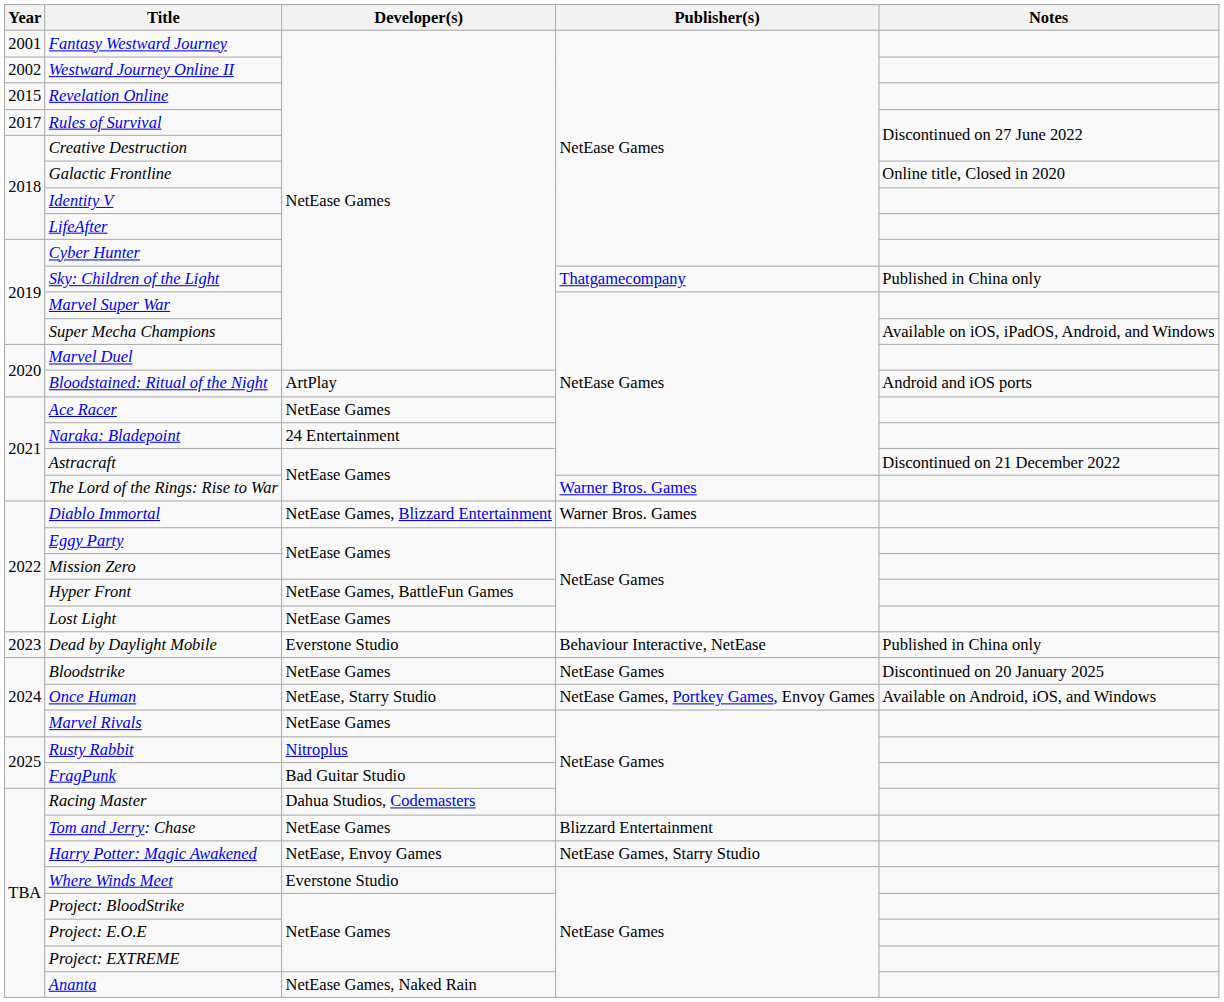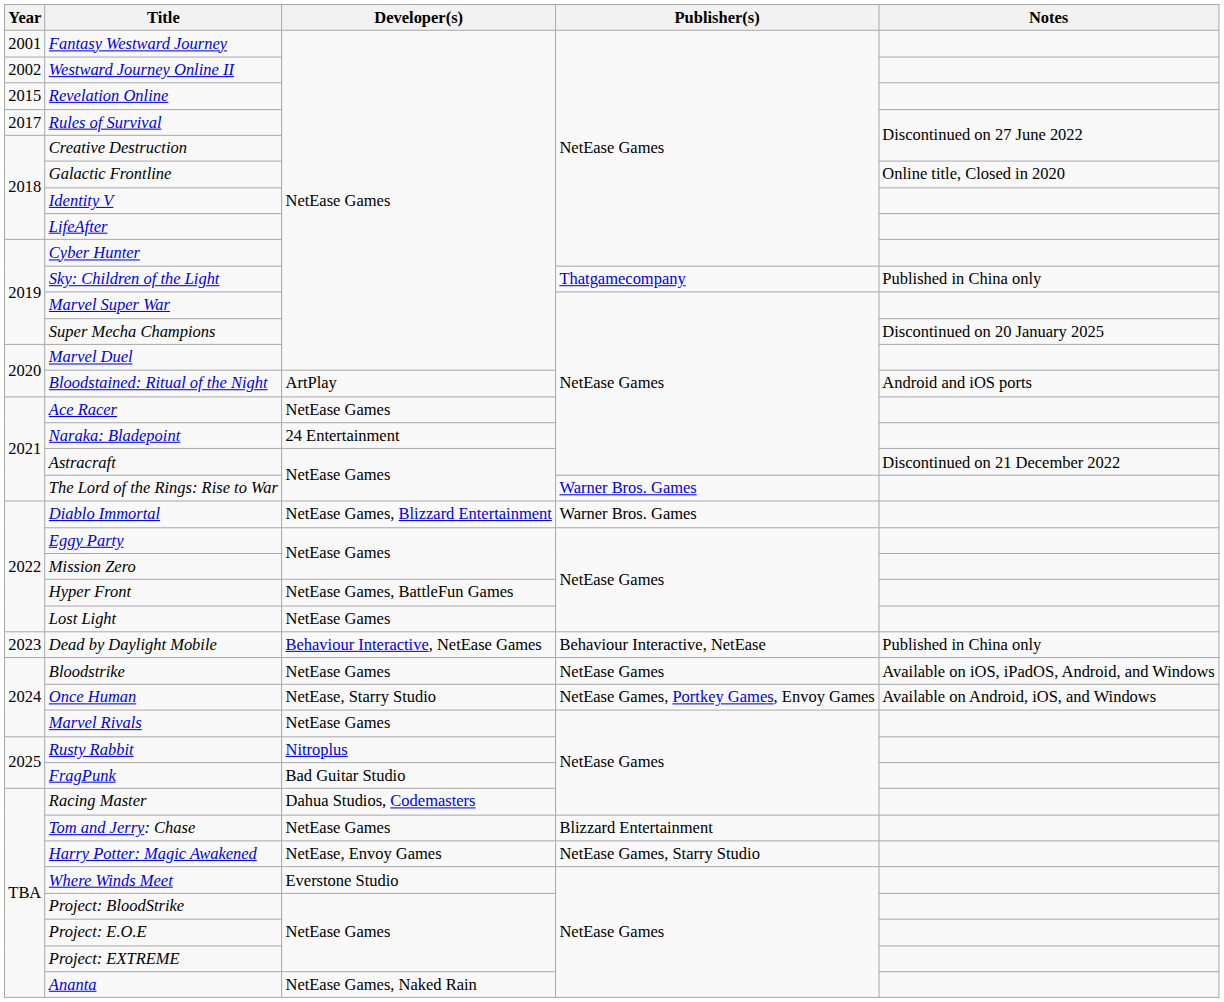(1049, 331) Available on iOS, iPadOS, Android, and Windows -> (993, 331) Discontinued on 20 January 2025
(342, 644) Everstone Studio -> (414, 644) Behaviour Interactive, NetEase Games
(993, 670) Discontinued on 20 January 2025 -> (1049, 670) Available on iOS, iPadOS, Android, and Windows
